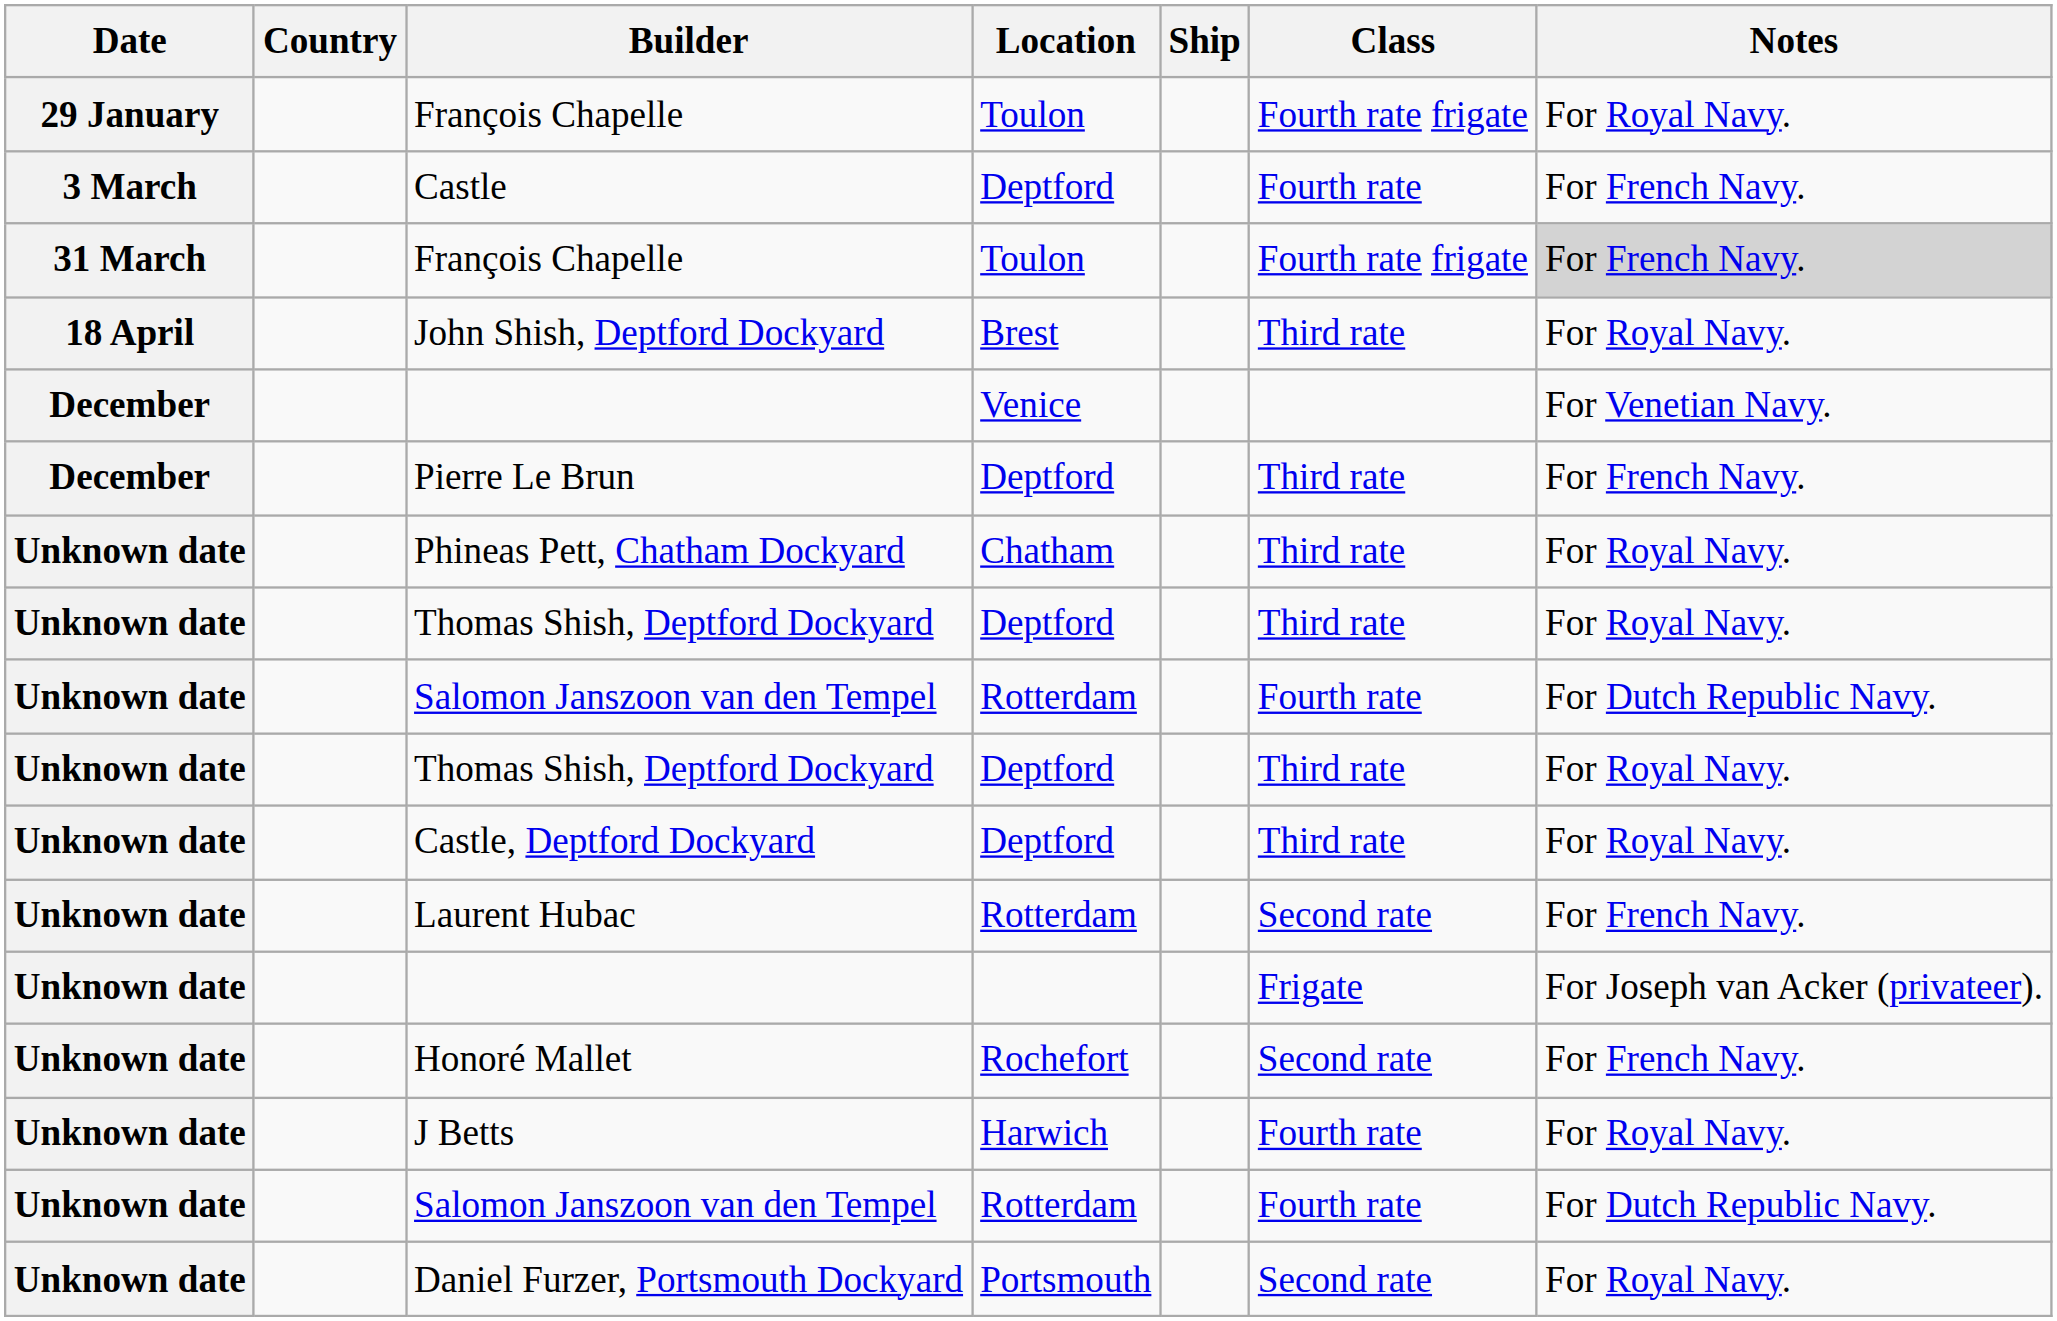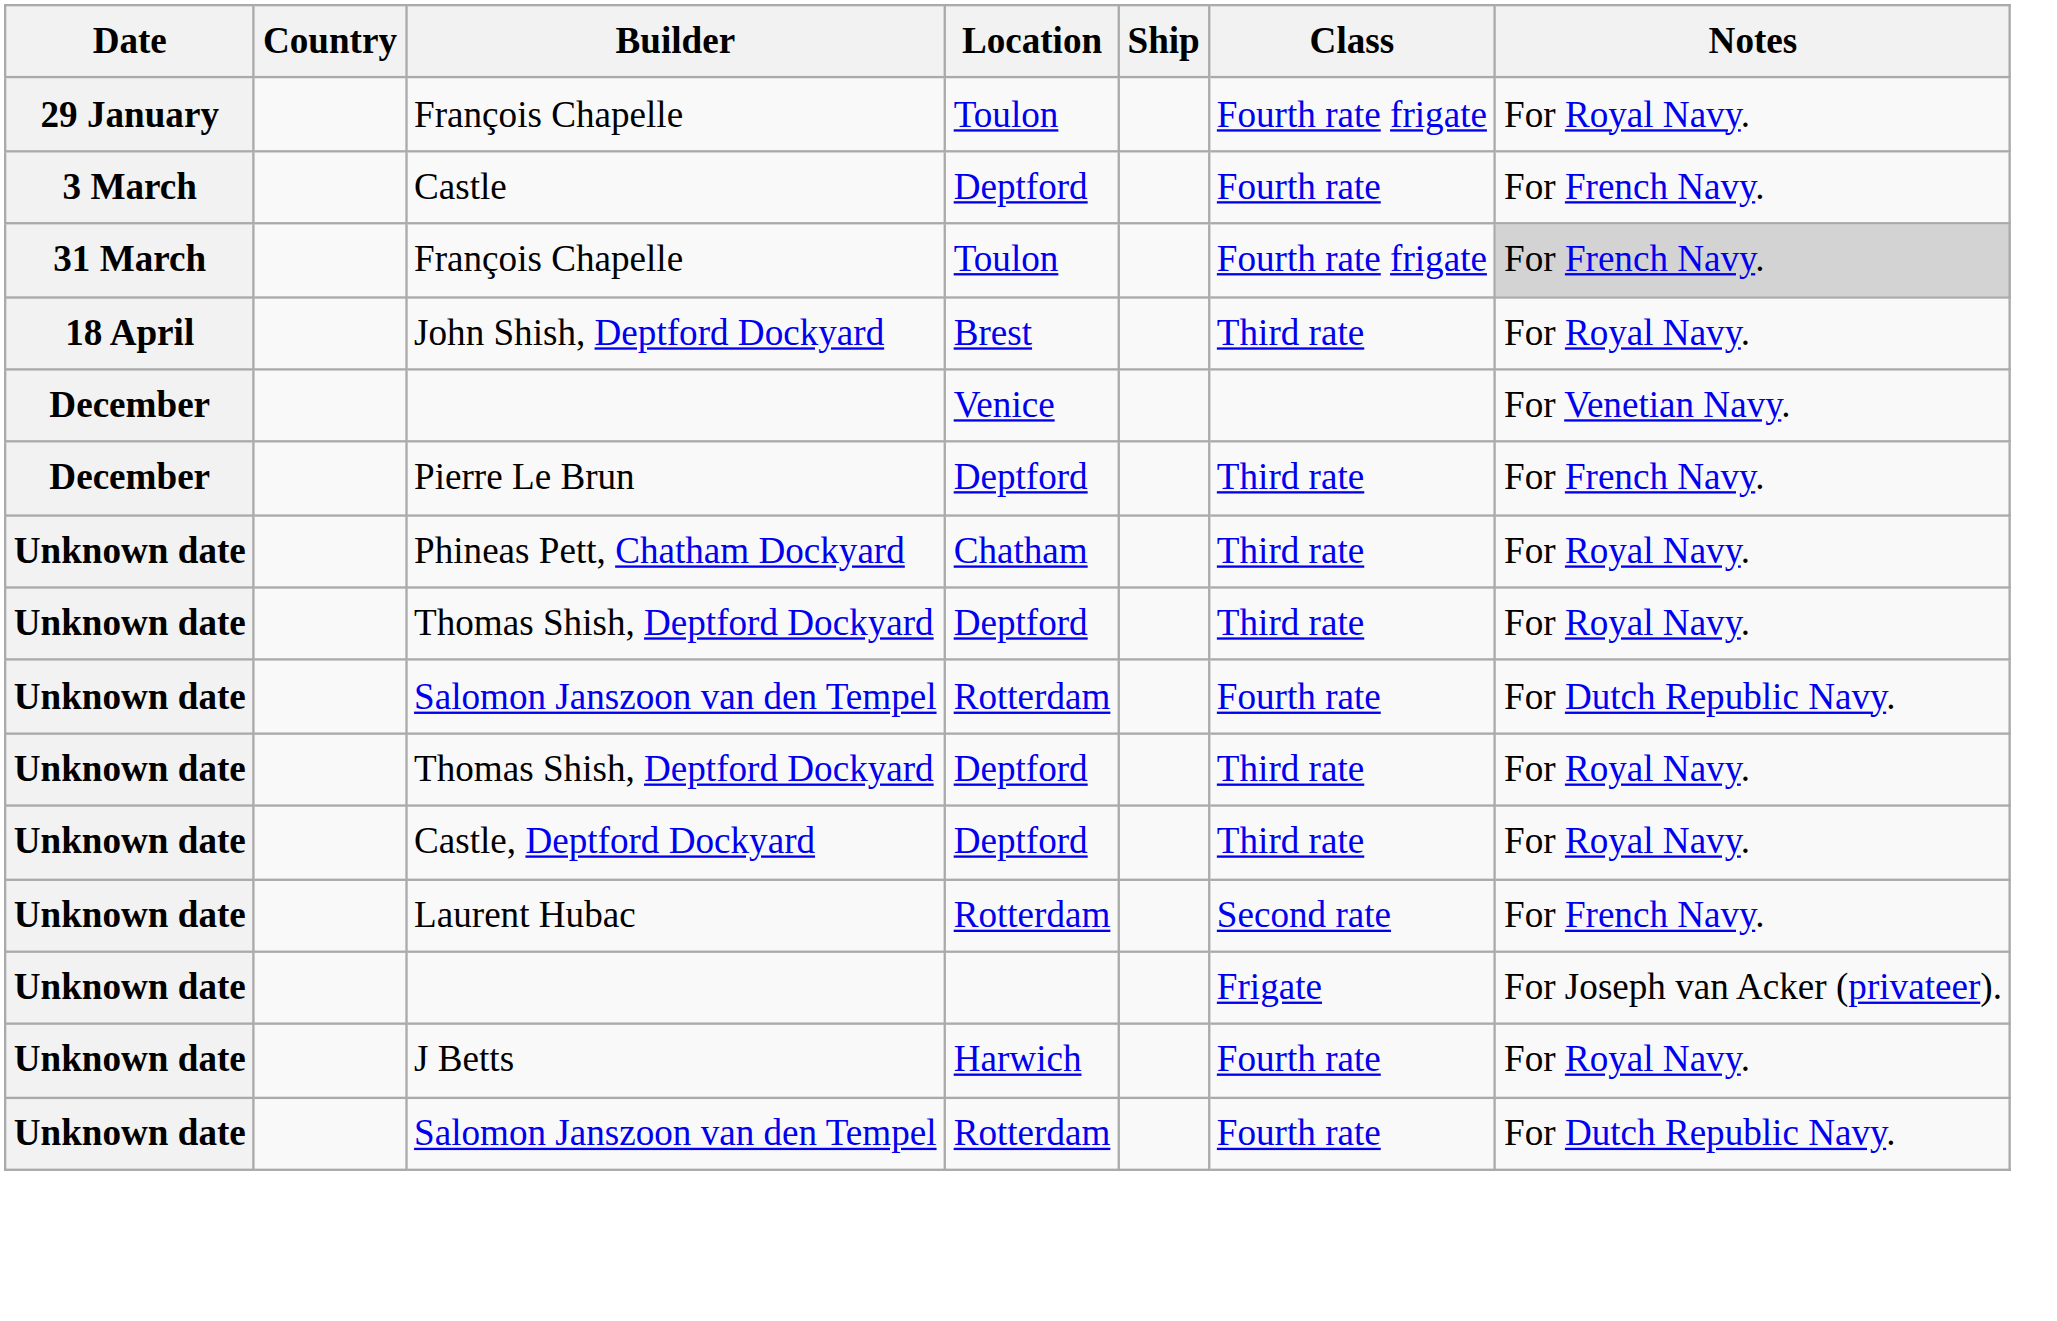- row: (130, 1059)
- row: (130, 1278)
